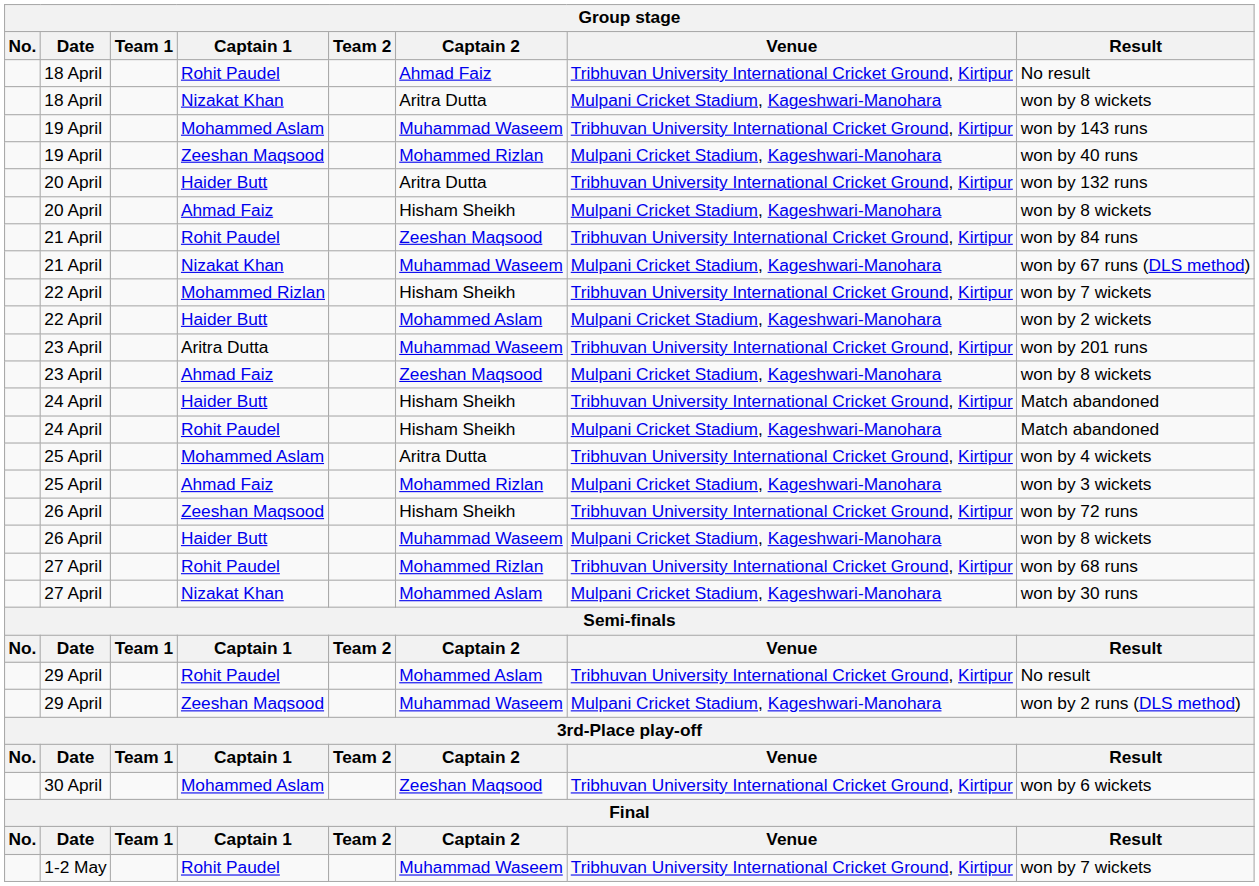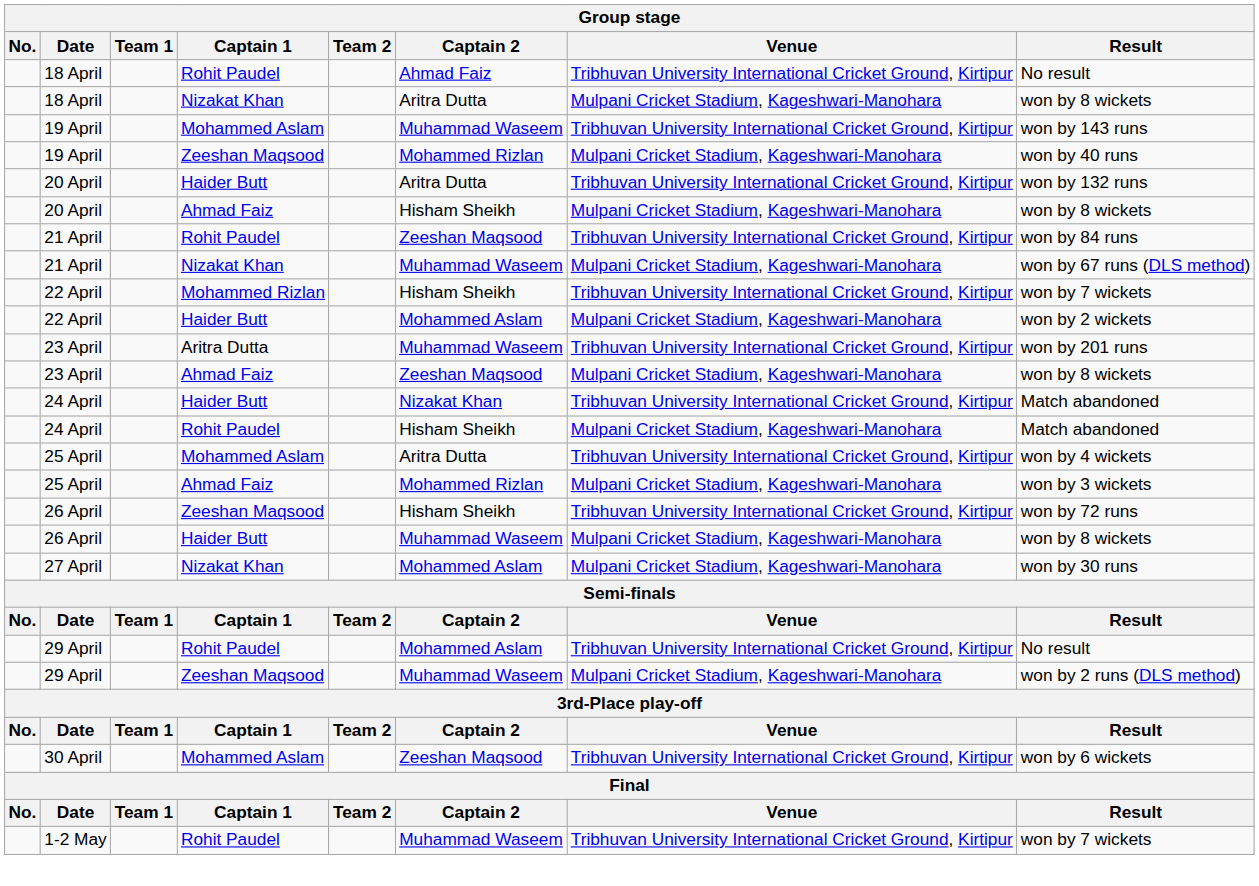(457, 401) Hisham Sheikh -> (451, 401) Nizakat Khan
- row: (73, 566)
